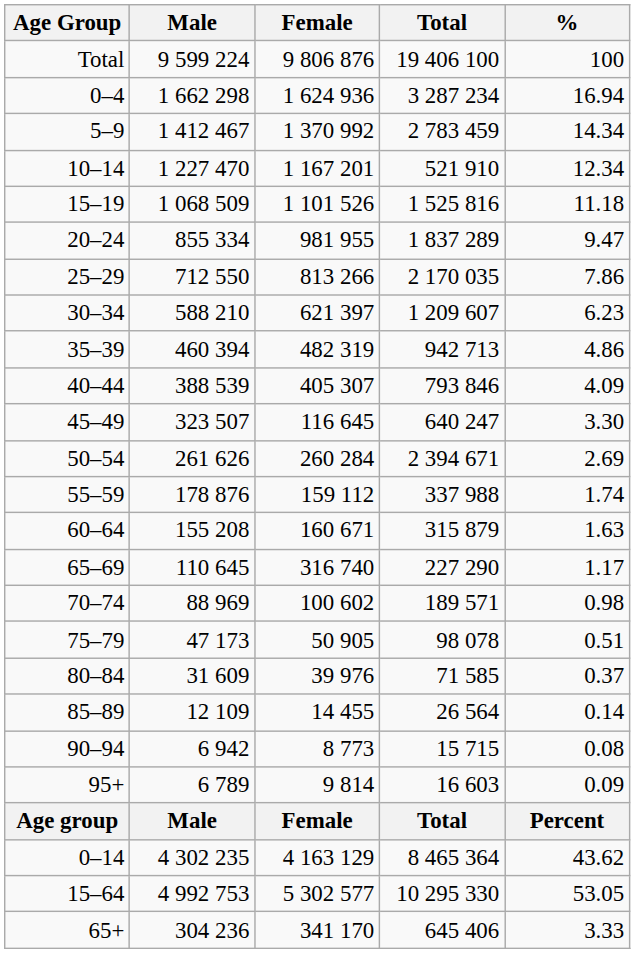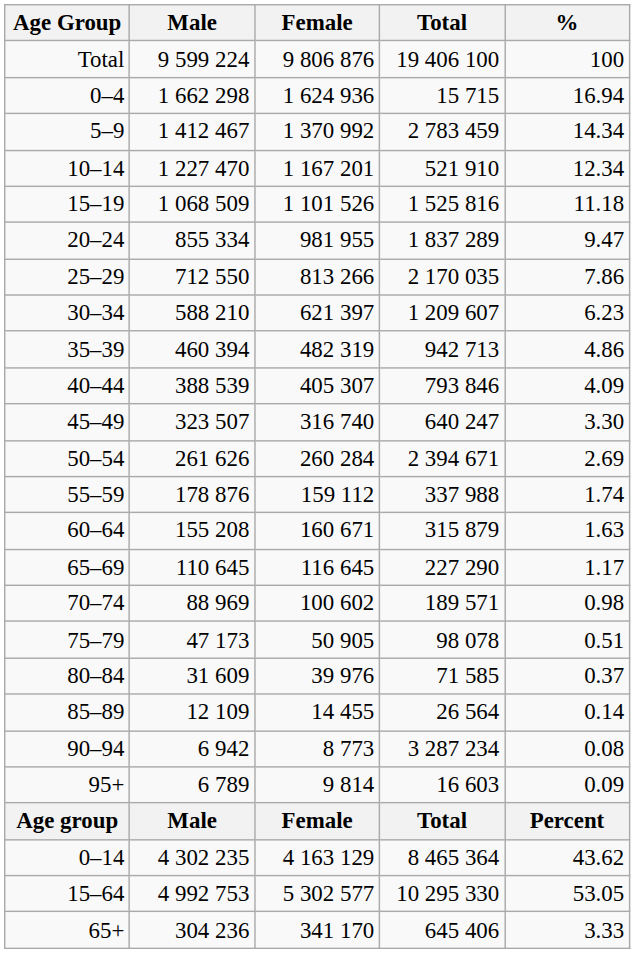(453, 95) 3 287 234 -> (468, 95) 15 715
(338, 421) 116 645 -> (337, 421) 316 740
(337, 566) 316 740 -> (338, 566) 116 645
(468, 748) 15 715 -> (453, 748) 3 287 234
